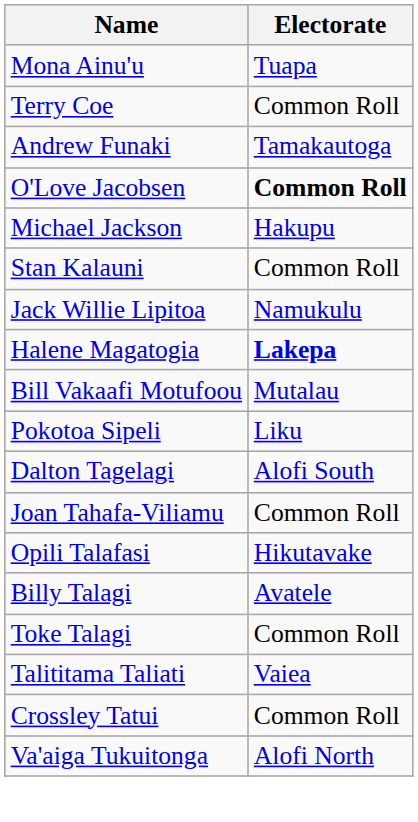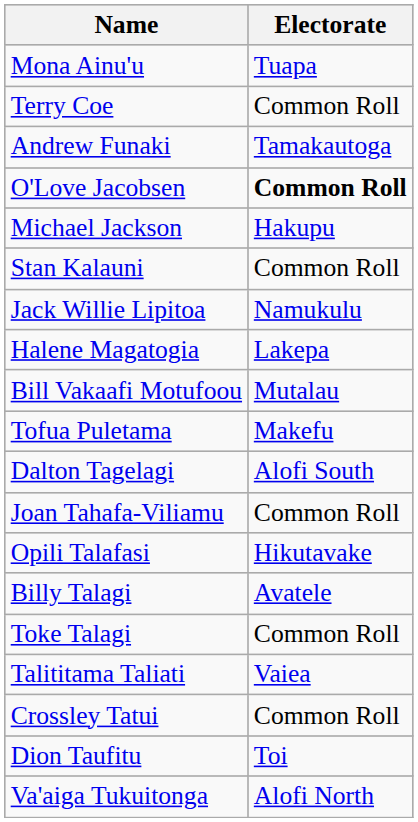(295, 349) bold -> (291, 349) normal
+ row: (91, 430)
- row: (86, 430)
+ row: (76, 755)
